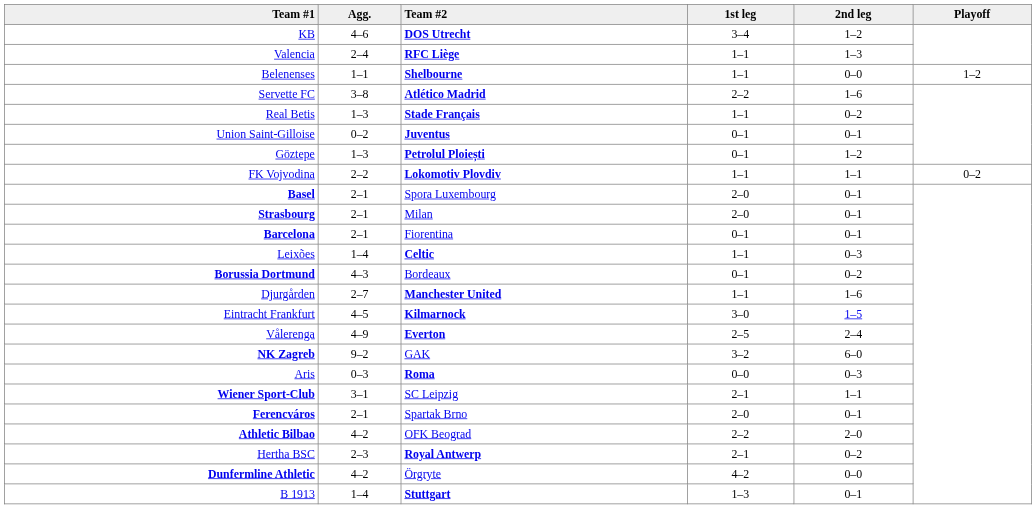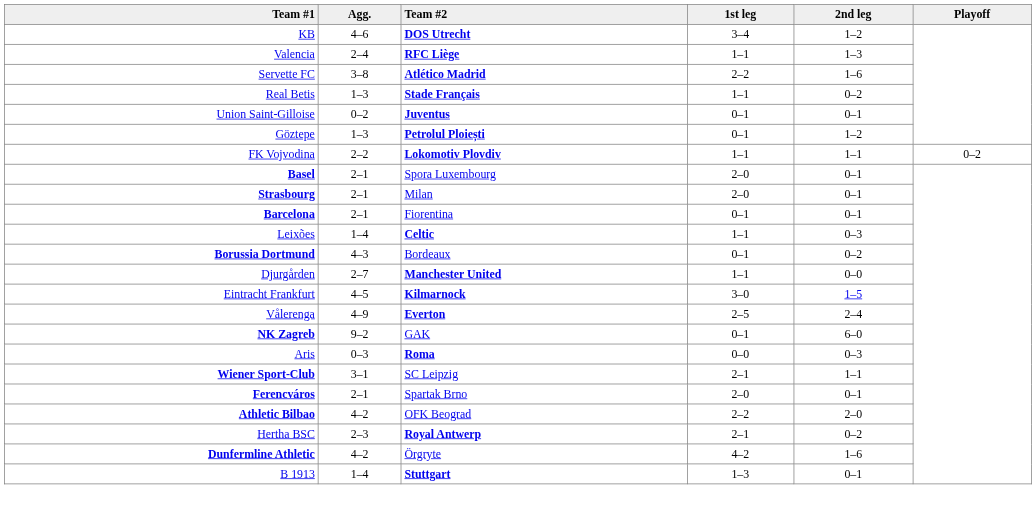- row: (288, 74)
(853, 294) 1–6 -> (853, 274) 0–0
(740, 354) 3–2 -> (740, 334) 0–1
(853, 474) 0–0 -> (853, 454) 1–6
